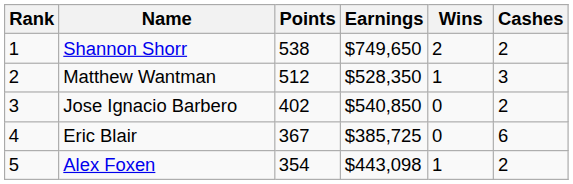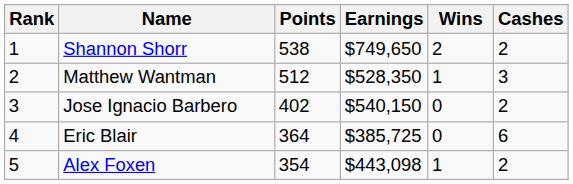(383, 106) $540,850 -> (383, 106) $540,150
(294, 135) 367 -> (294, 135) 364
